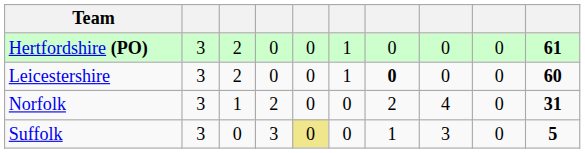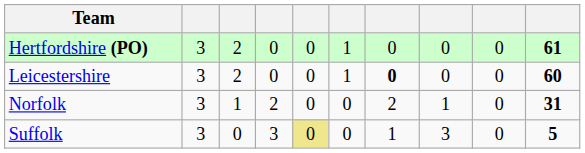(446, 104) 4 -> (446, 104) 1
